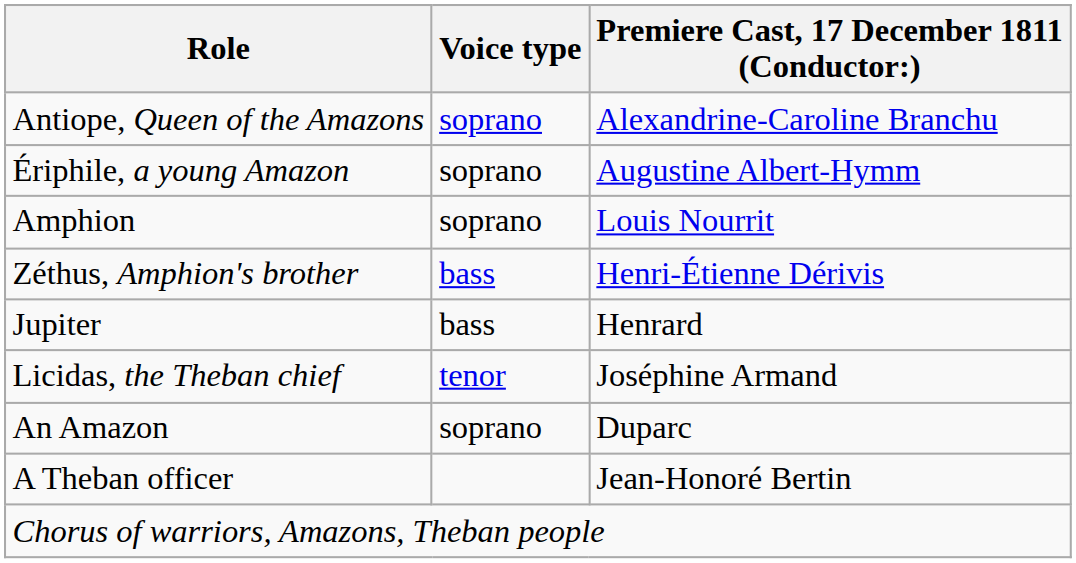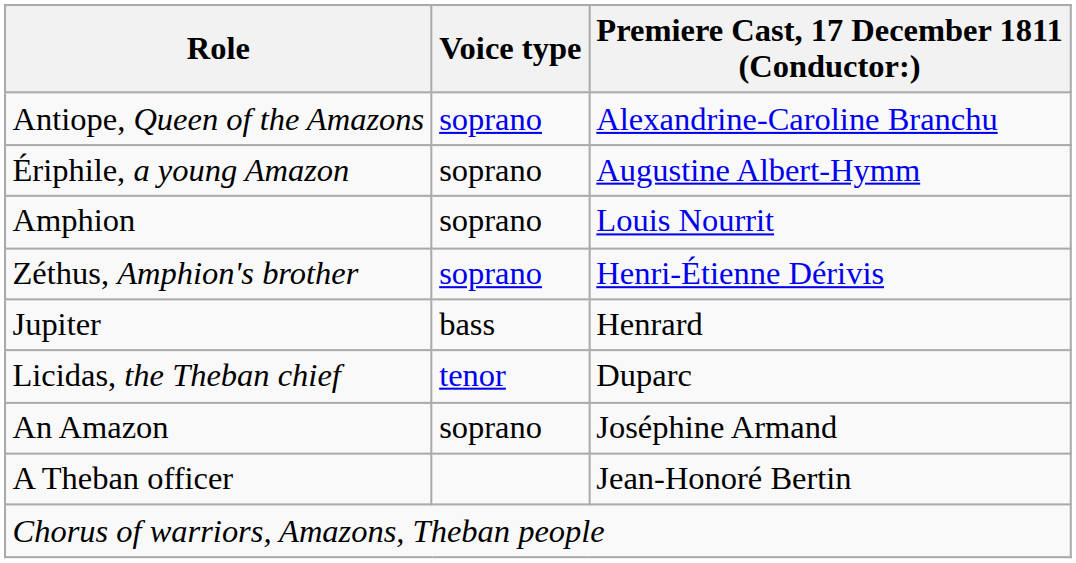(467, 272) bass -> (491, 272) soprano
(717, 375) Joséphine Armand -> (644, 375) Duparc
(644, 427) Duparc -> (717, 427) Joséphine Armand
